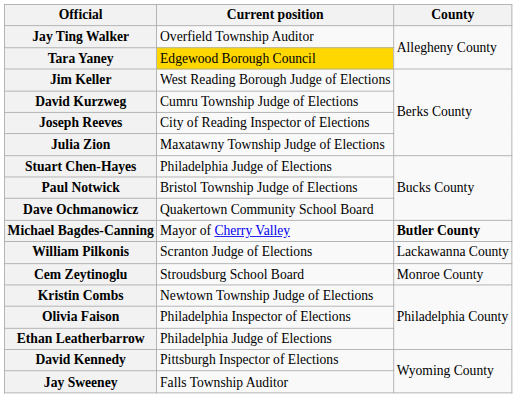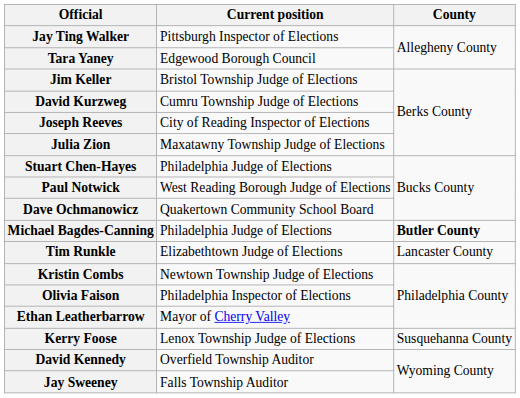(237, 36) Overfield Township Auditor -> (249, 36) Pittsburgh Inspector of Elections
(238, 58) gold background -> (238, 58) no background
(275, 79) West Reading Borough Judge of Elections -> (259, 79) Bristol Township Judge of Elections
(259, 187) Bristol Township Judge of Elections -> (275, 187) West Reading Borough Judge of Elections
(225, 230) Mayor of Cherry Valley -> (246, 230) Philadelphia Judge of Elections
- row: (81, 252)
+ row: (81, 252)
- row: (81, 274)
(246, 338) Philadelphia Judge of Elections -> (225, 317) Mayor of Cherry Valley
+ row: (81, 338)
(249, 360) Pittsburgh Inspector of Elections -> (237, 360) Overfield Township Auditor
